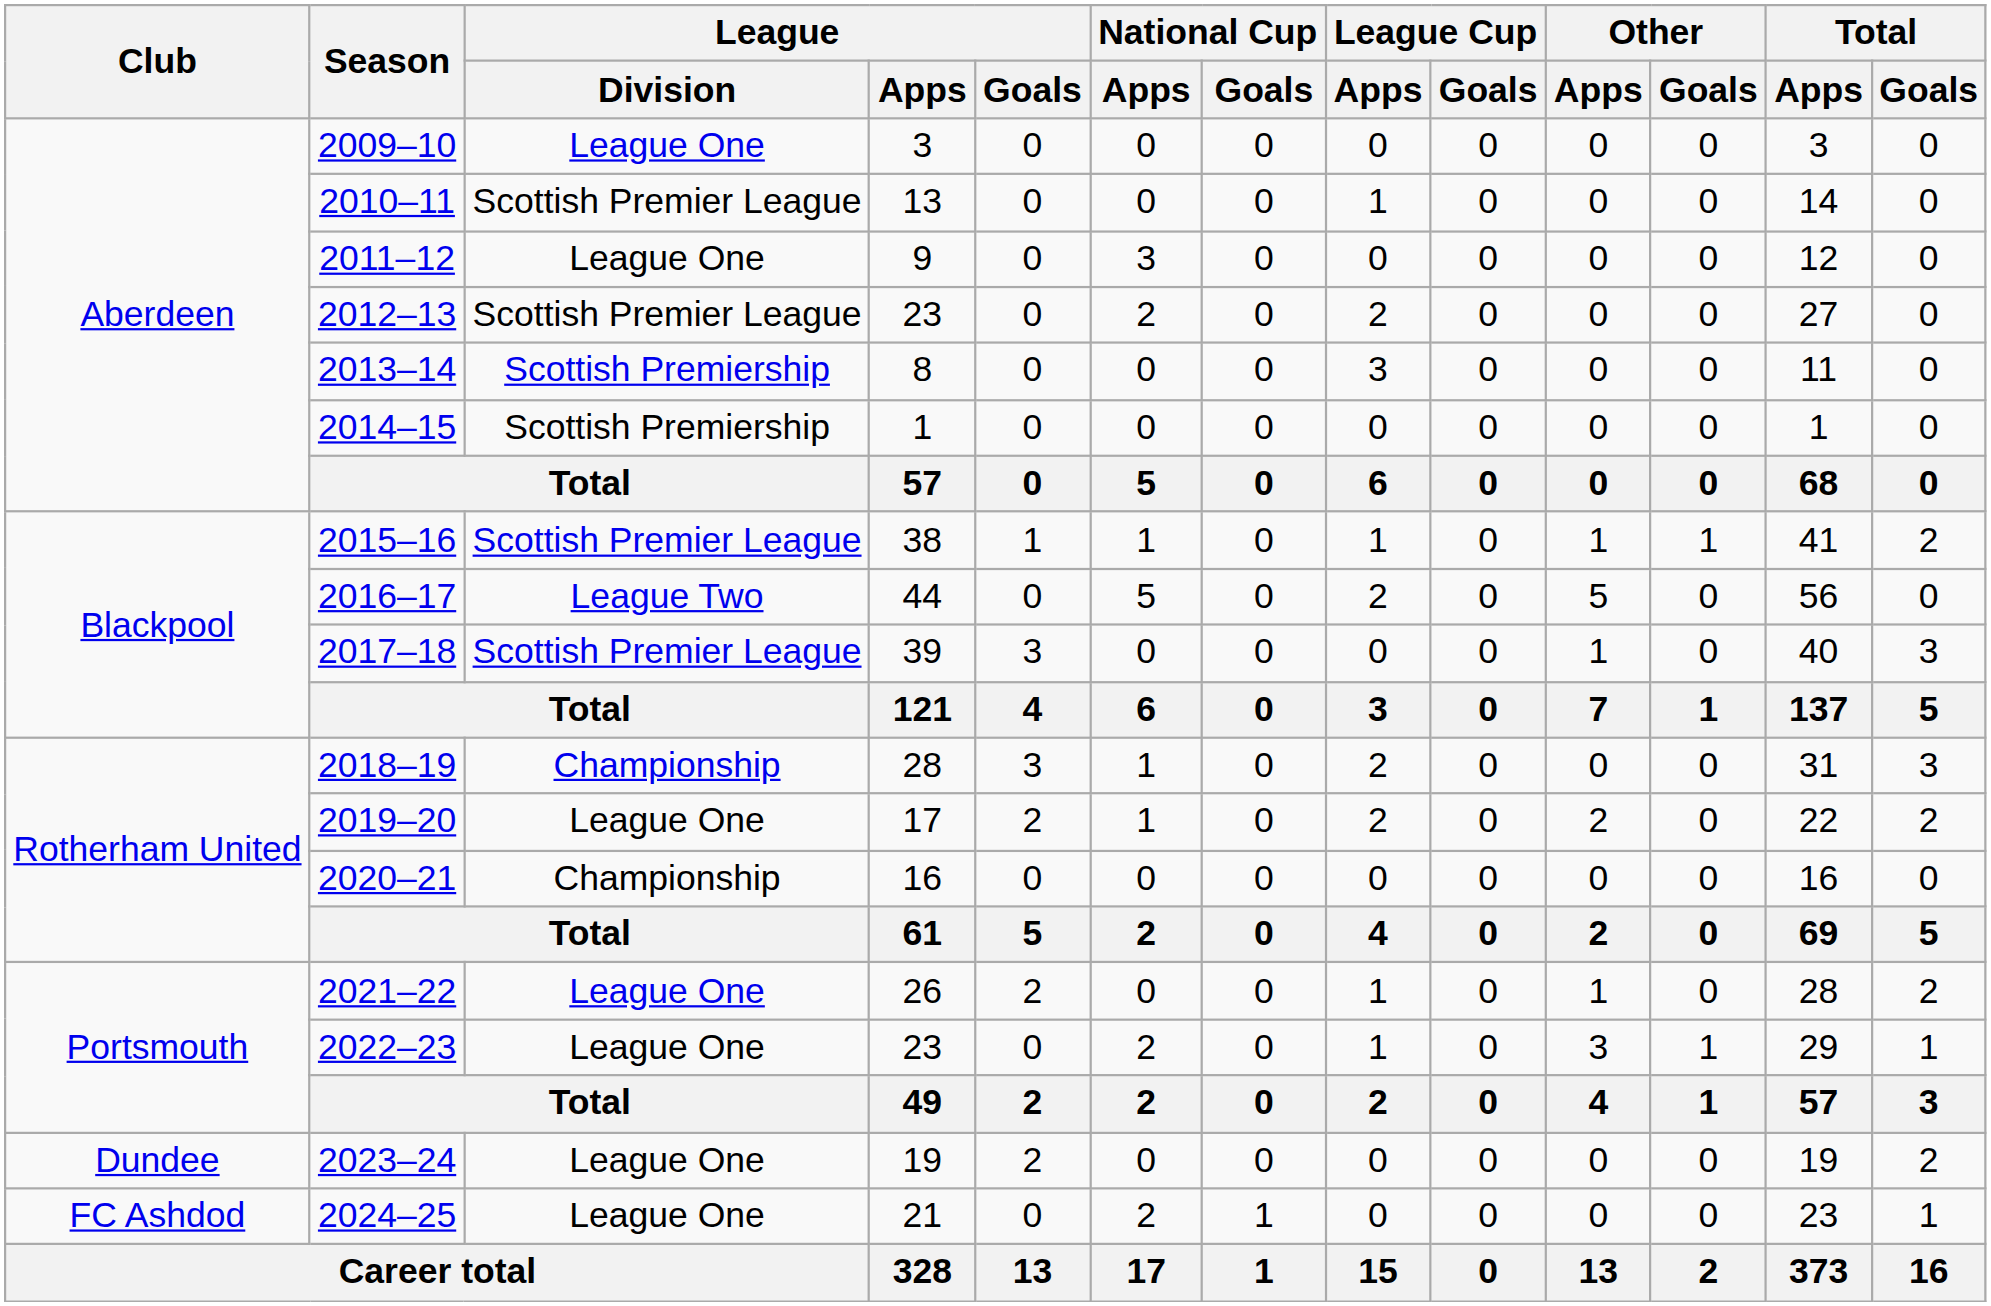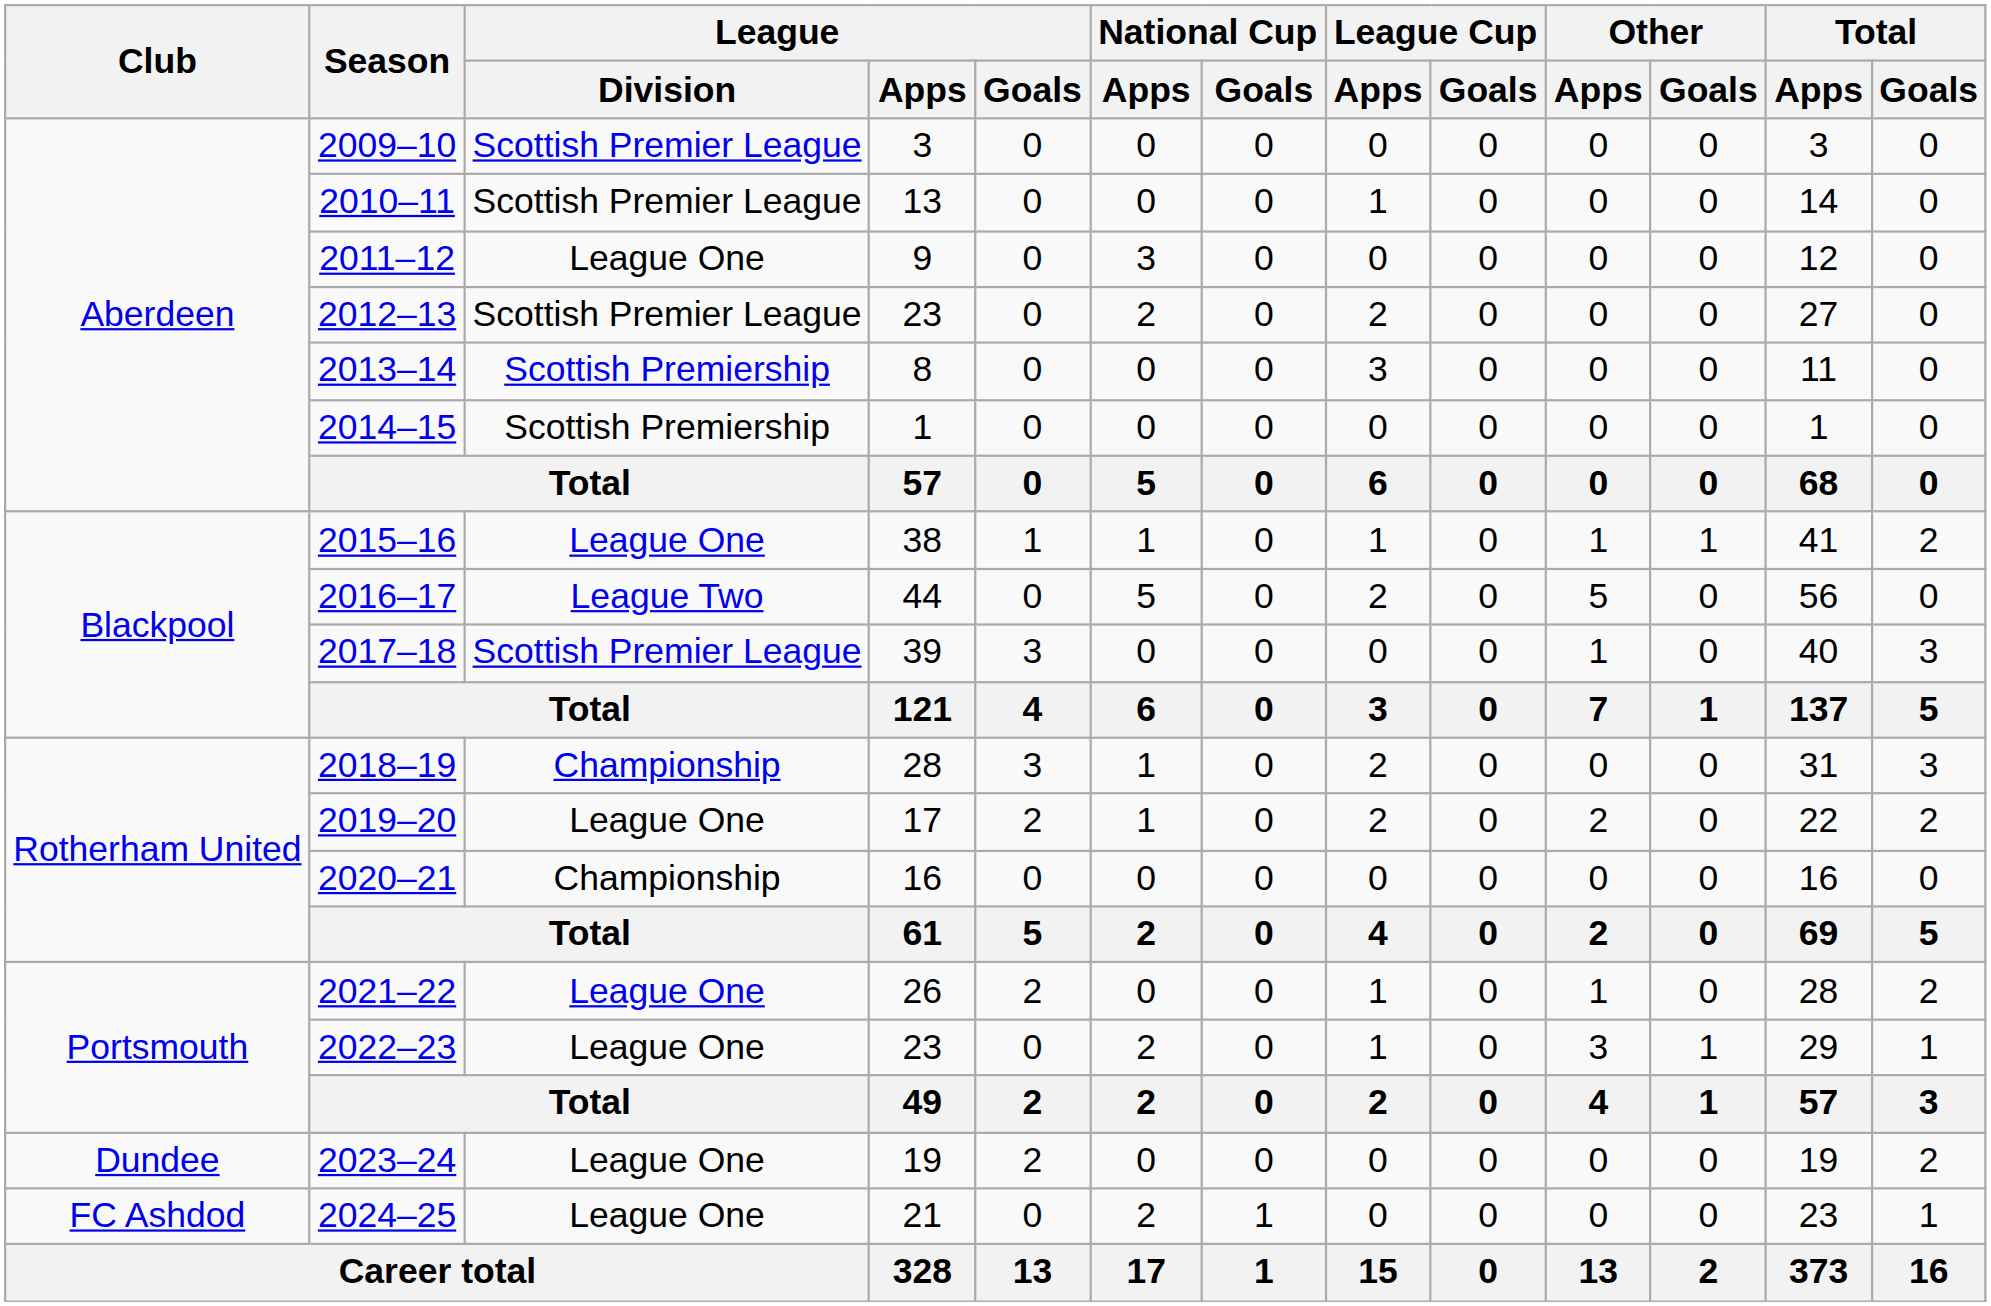(667, 145) League One -> (667, 145) Scottish Premier League
(667, 539) Scottish Premier League -> (667, 539) League One
